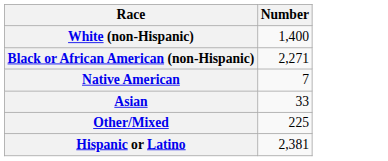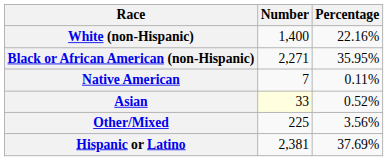+ column: (347, 15)
(302, 101) no background -> (302, 101) lightyellow background
